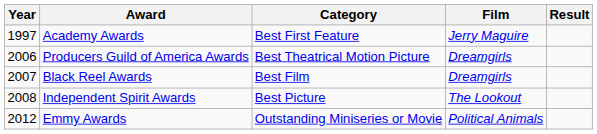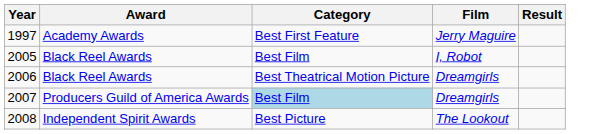+ row: (22, 56)
(146, 56) Producers Guild of America Awards -> (97, 77) Black Reel Awards
(97, 77) Black Reel Awards -> (146, 98) Producers Guild of America Awards
(282, 77) no background -> (282, 98) lightblue background
- row: (22, 118)
